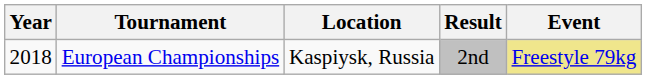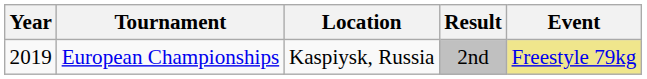(31, 56) 2018 -> (31, 56) 2019
